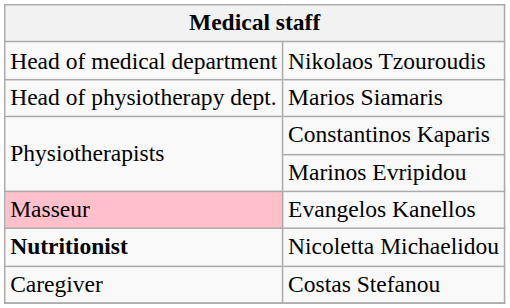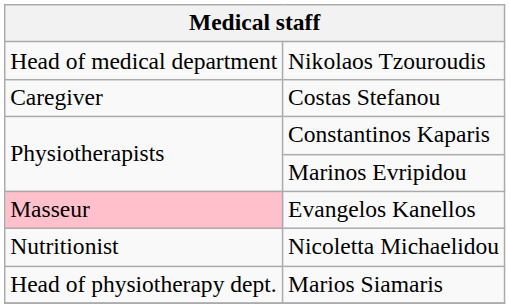rows swapped: (366, 97) <-> (364, 284)
(69, 246) bold -> (64, 246) normal
